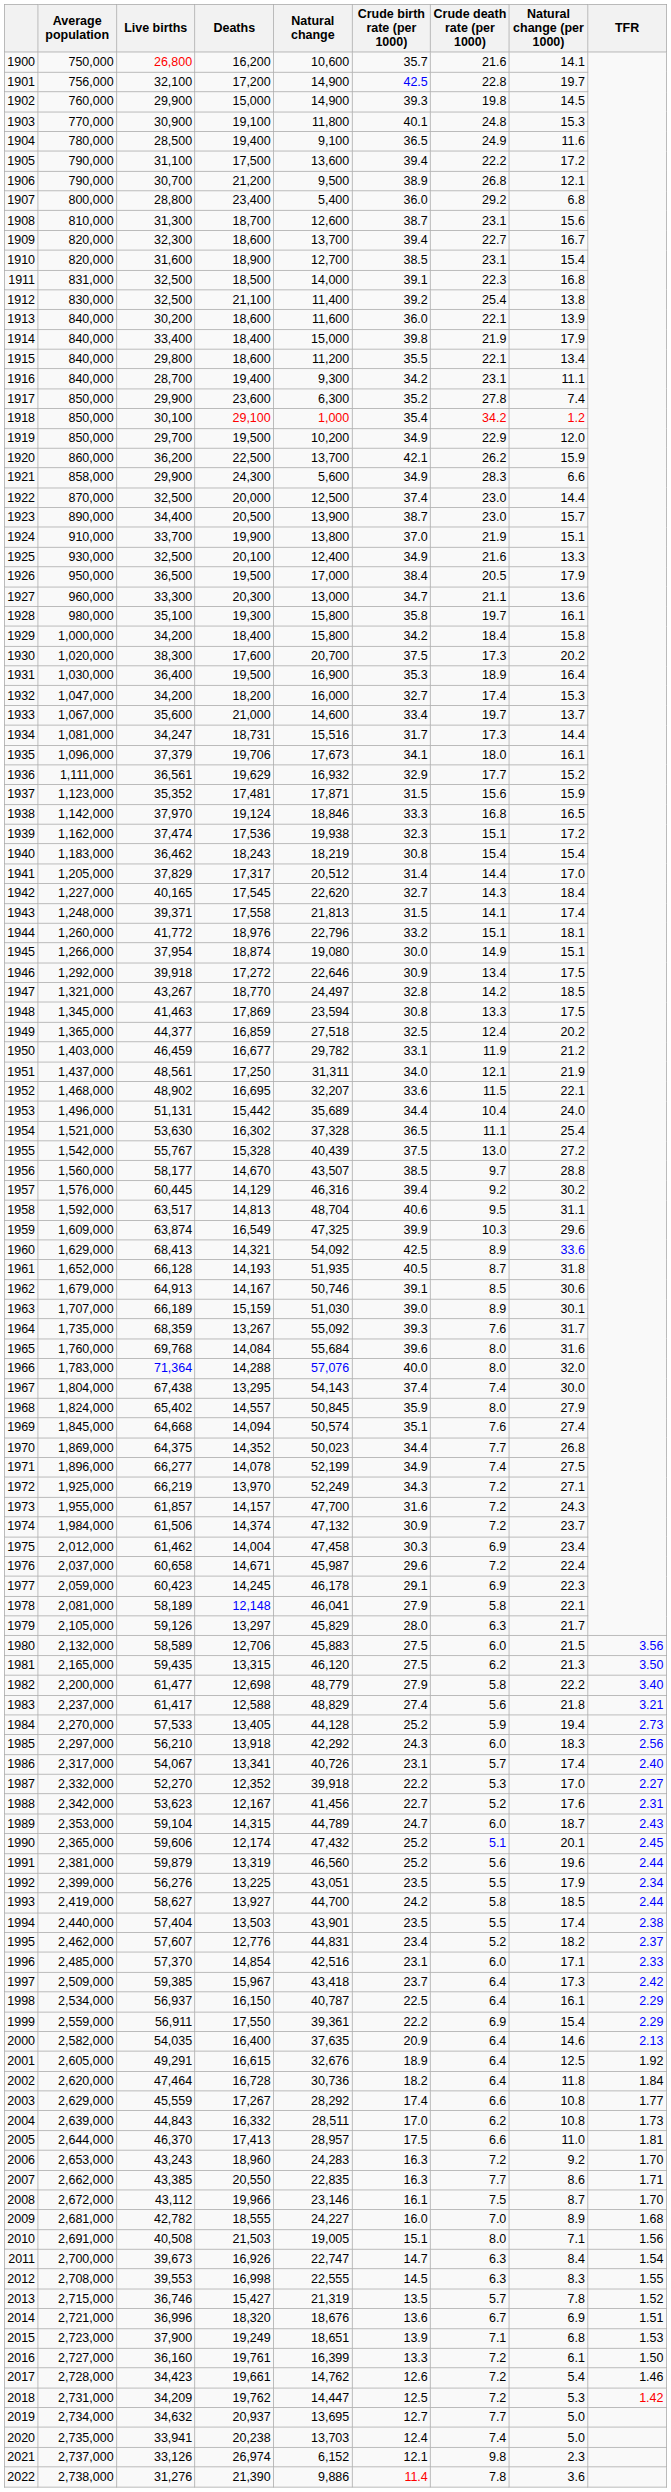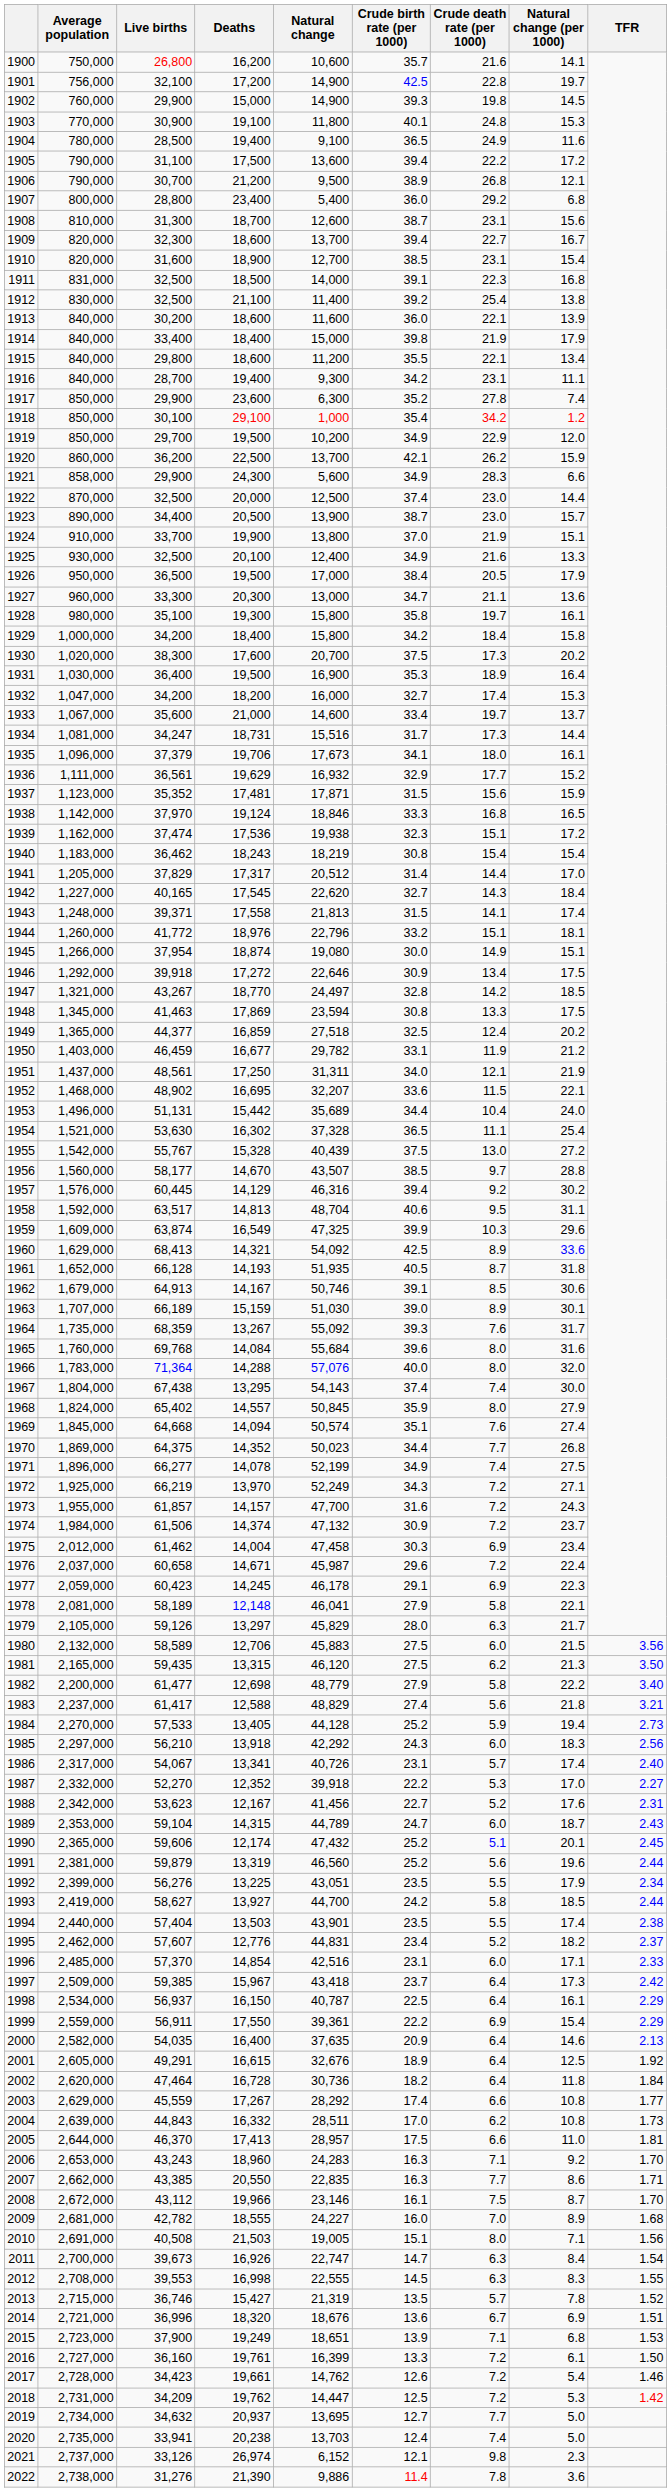(498, 2160) 7.2 -> (498, 2160) 7.1
